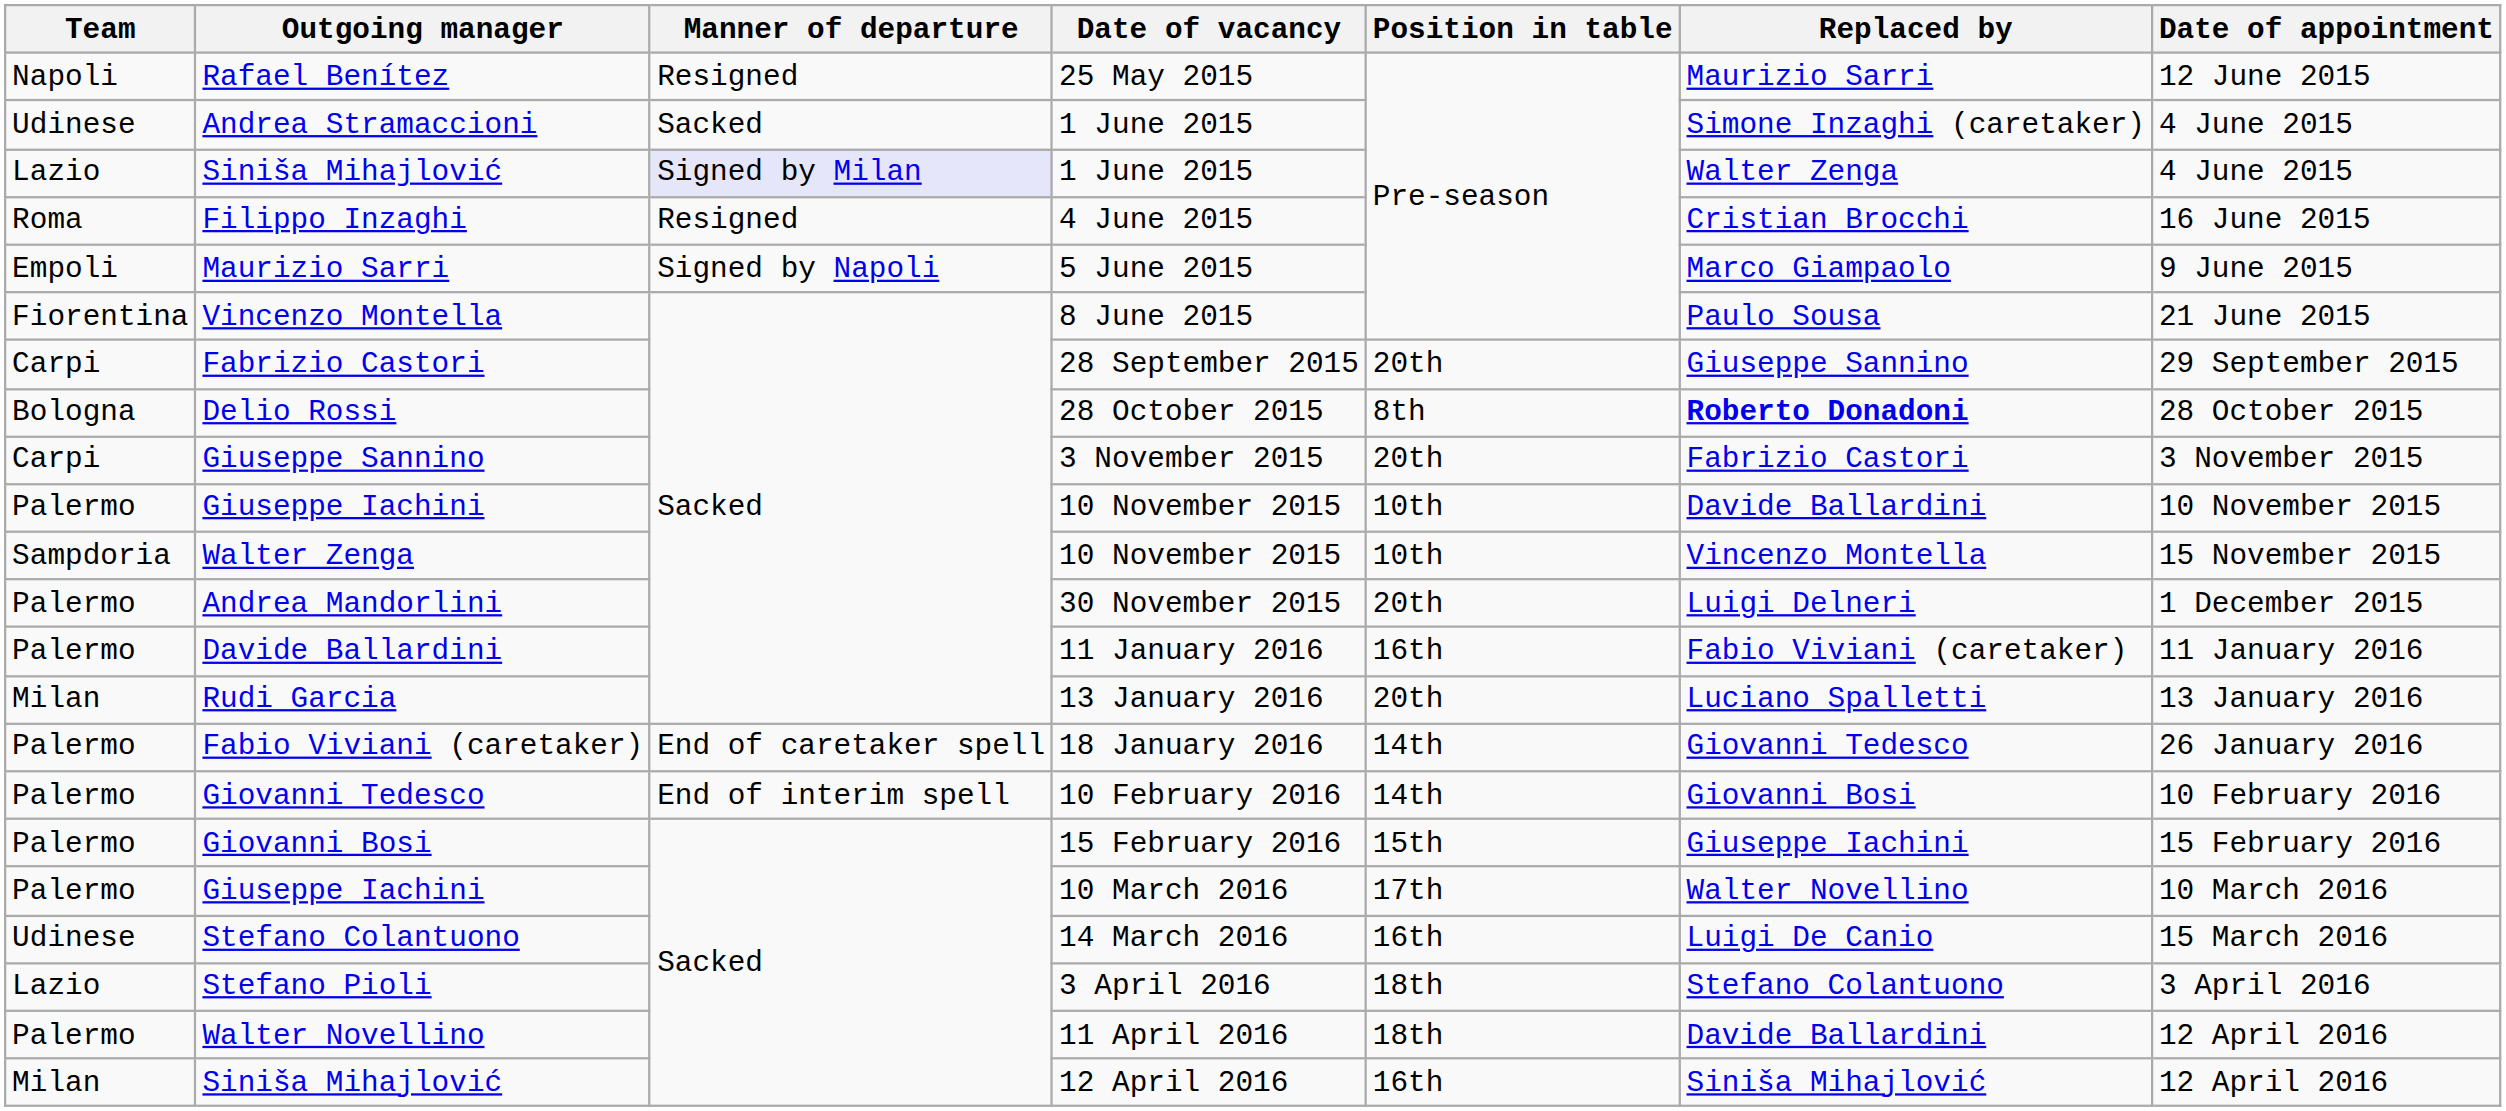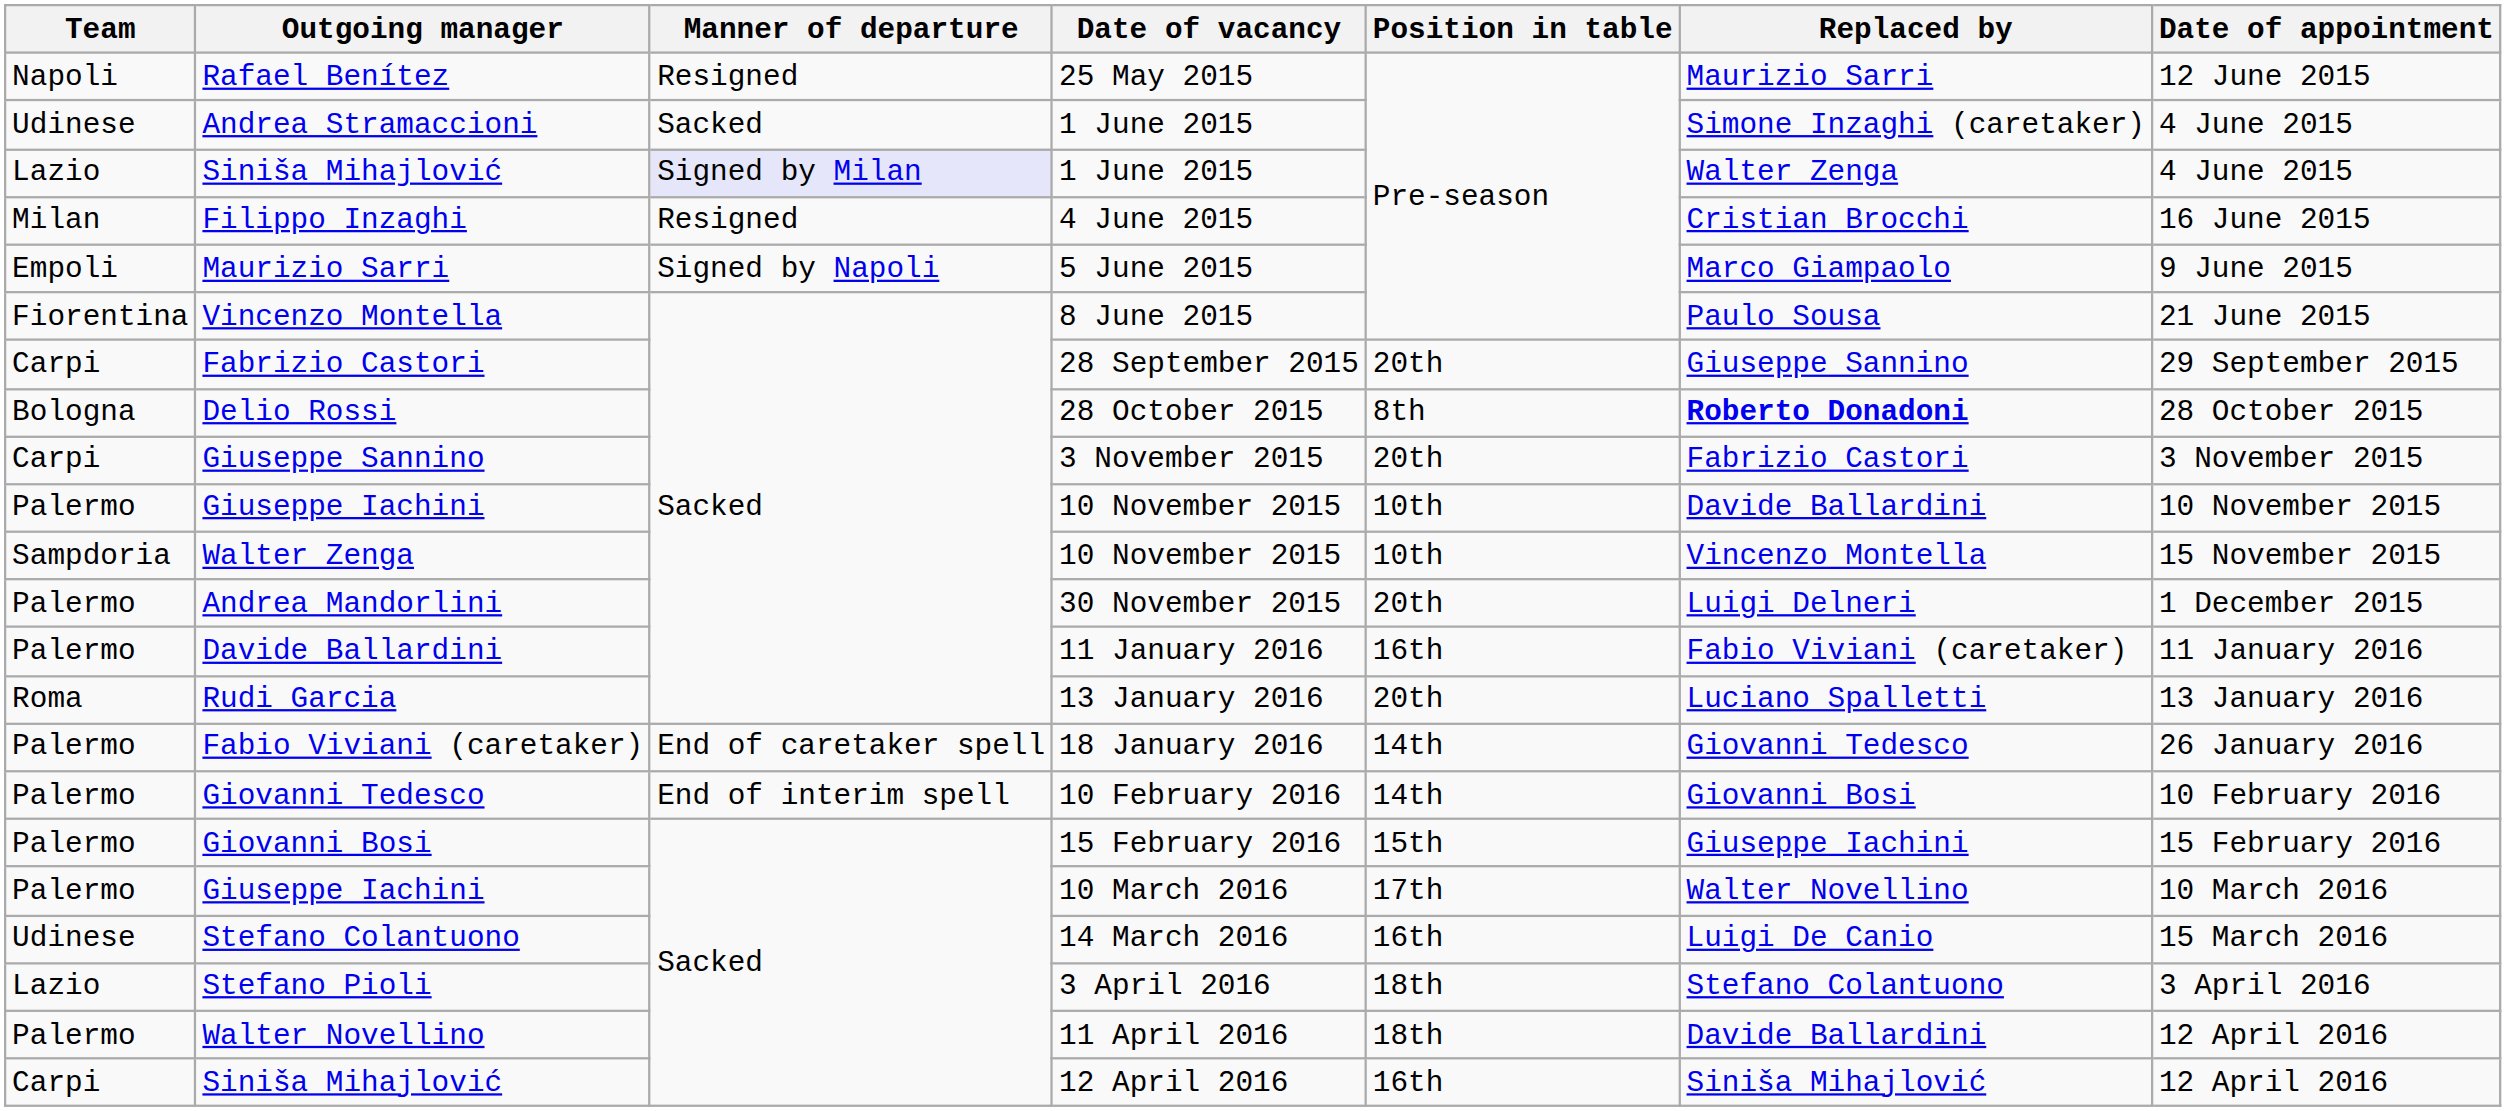(47, 221) Roma -> (56, 221) Milan
(56, 699) Milan -> (47, 699) Roma
(56, 1083) Milan -> (56, 1083) Carpi
